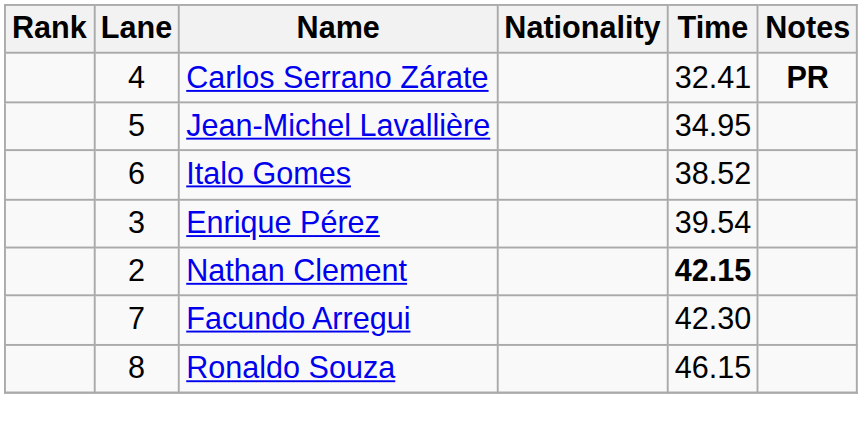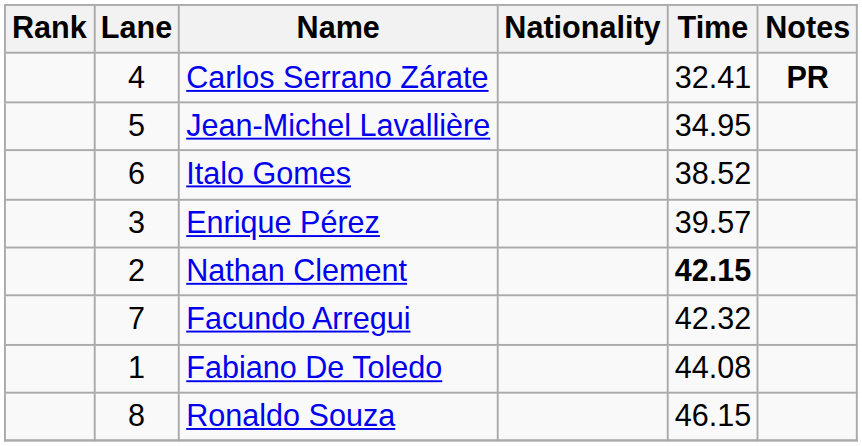(713, 222) 39.54 -> (713, 222) 39.57
(713, 319) 42.30 -> (713, 319) 42.32
+ row: (314, 367)
